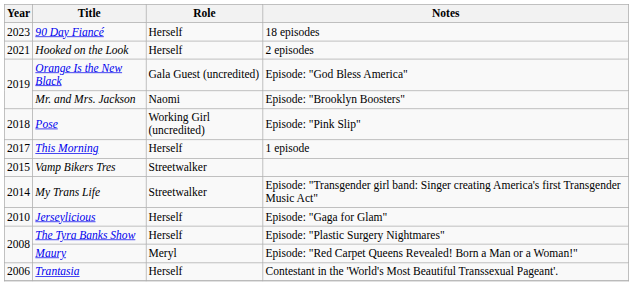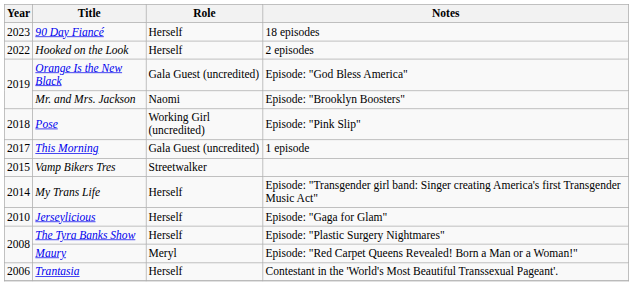(19, 50) 2021 -> (19, 50) 2022
(165, 149) Herself -> (204, 149) Gala Guest (uncredited)
(178, 192) Streetwalker -> (165, 192) Herself
